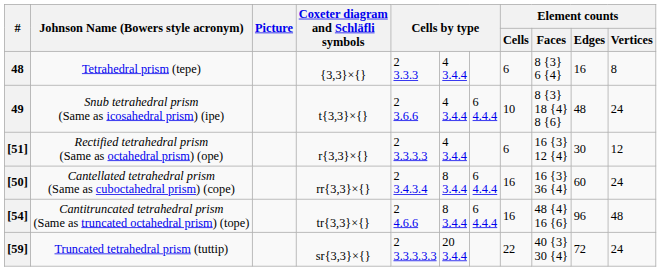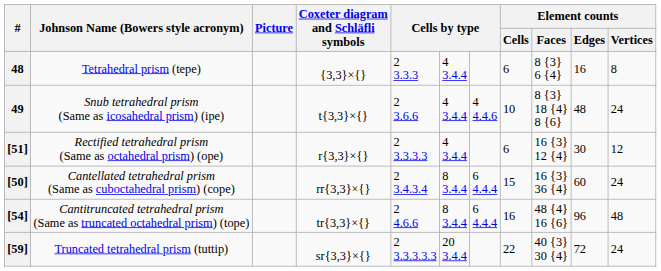(485, 108) 6 4.4.4 -> (485, 108) 4 4.4.6
(509, 182) 16 -> (509, 182) 15
